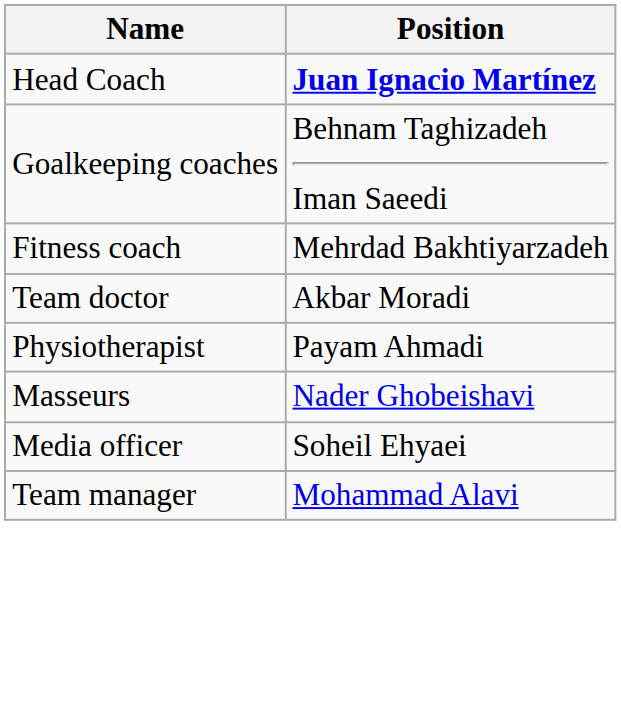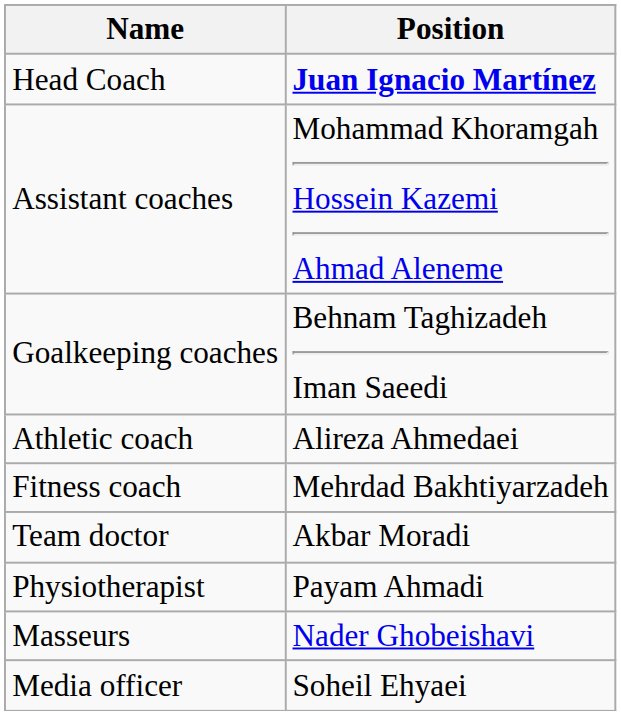+ row: (123, 198)
+ row: (103, 437)
- row: (104, 495)
